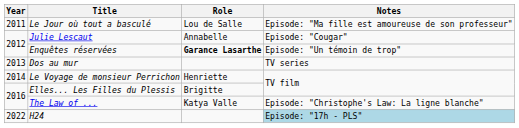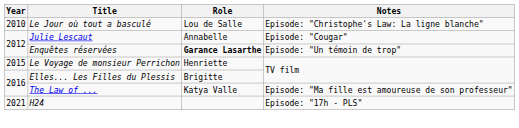(16, 24) 2011 -> (16, 24) 2010
(389, 24) Episode: "Ma fille est amoureuse de son professeur" -> (374, 24) Episode: "Christophe's Law: La ligne blanche"
- row: (54, 63)
(16, 77) 2014 -> (16, 63) 2015
(374, 103) Episode: "Christophe's Law: La ligne blanche" -> (389, 90) Episode: "Ma fille est amoureuse de son professeur"
(16, 116) 2022 -> (16, 103) 2021
(314, 116) lightblue background -> (314, 103) no background
